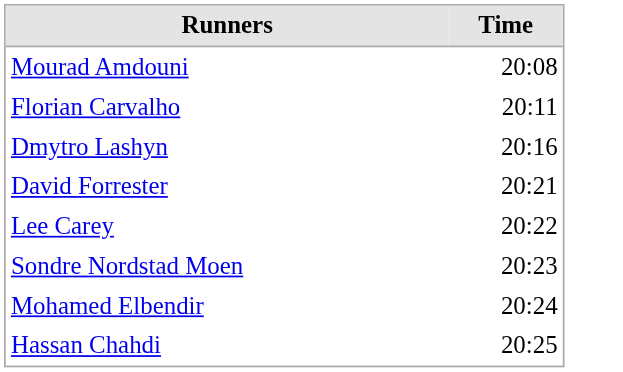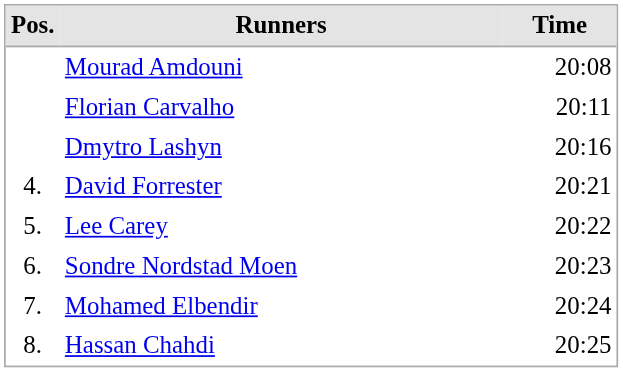+ column: (33, 25)
